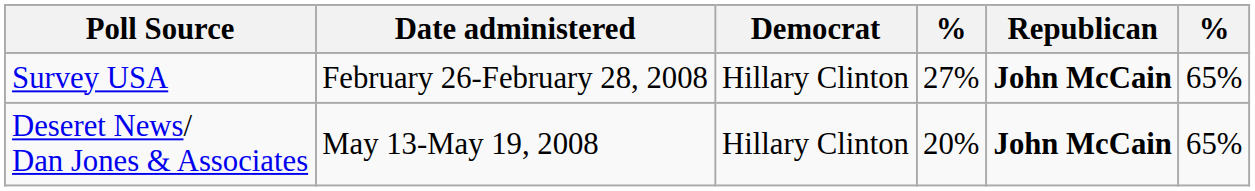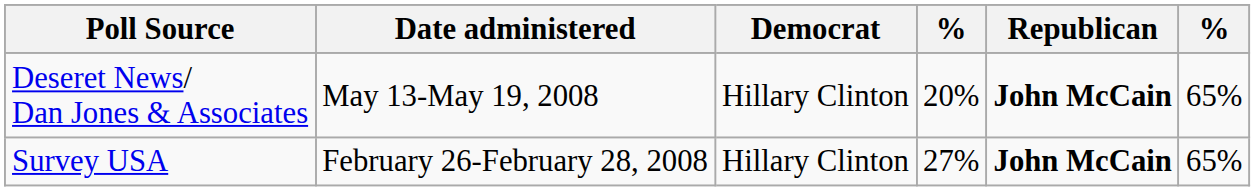rows swapped: (160, 143) <-> (90, 77)
